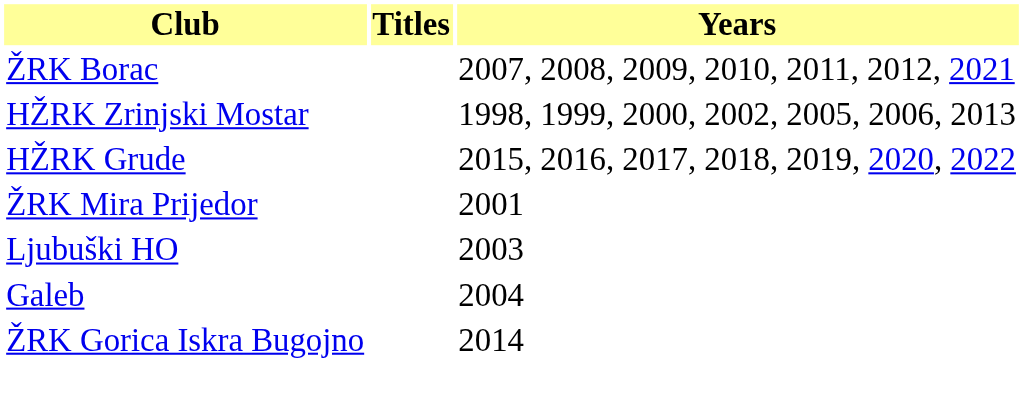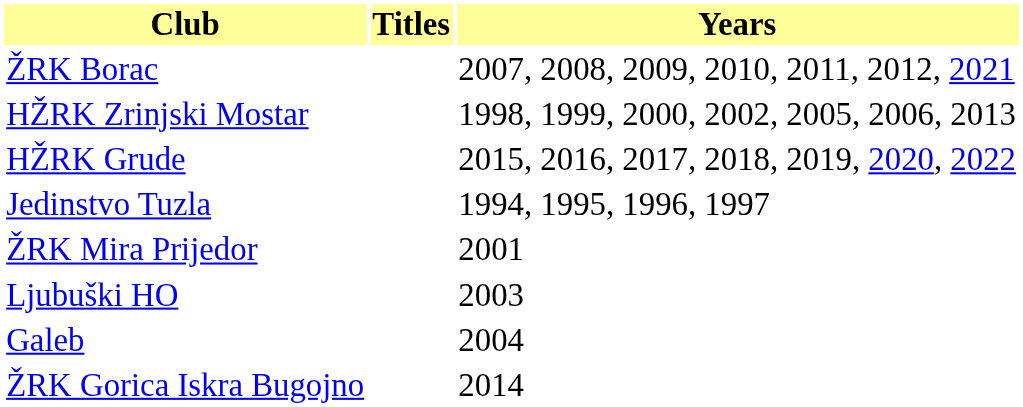+ row: (109, 204)
